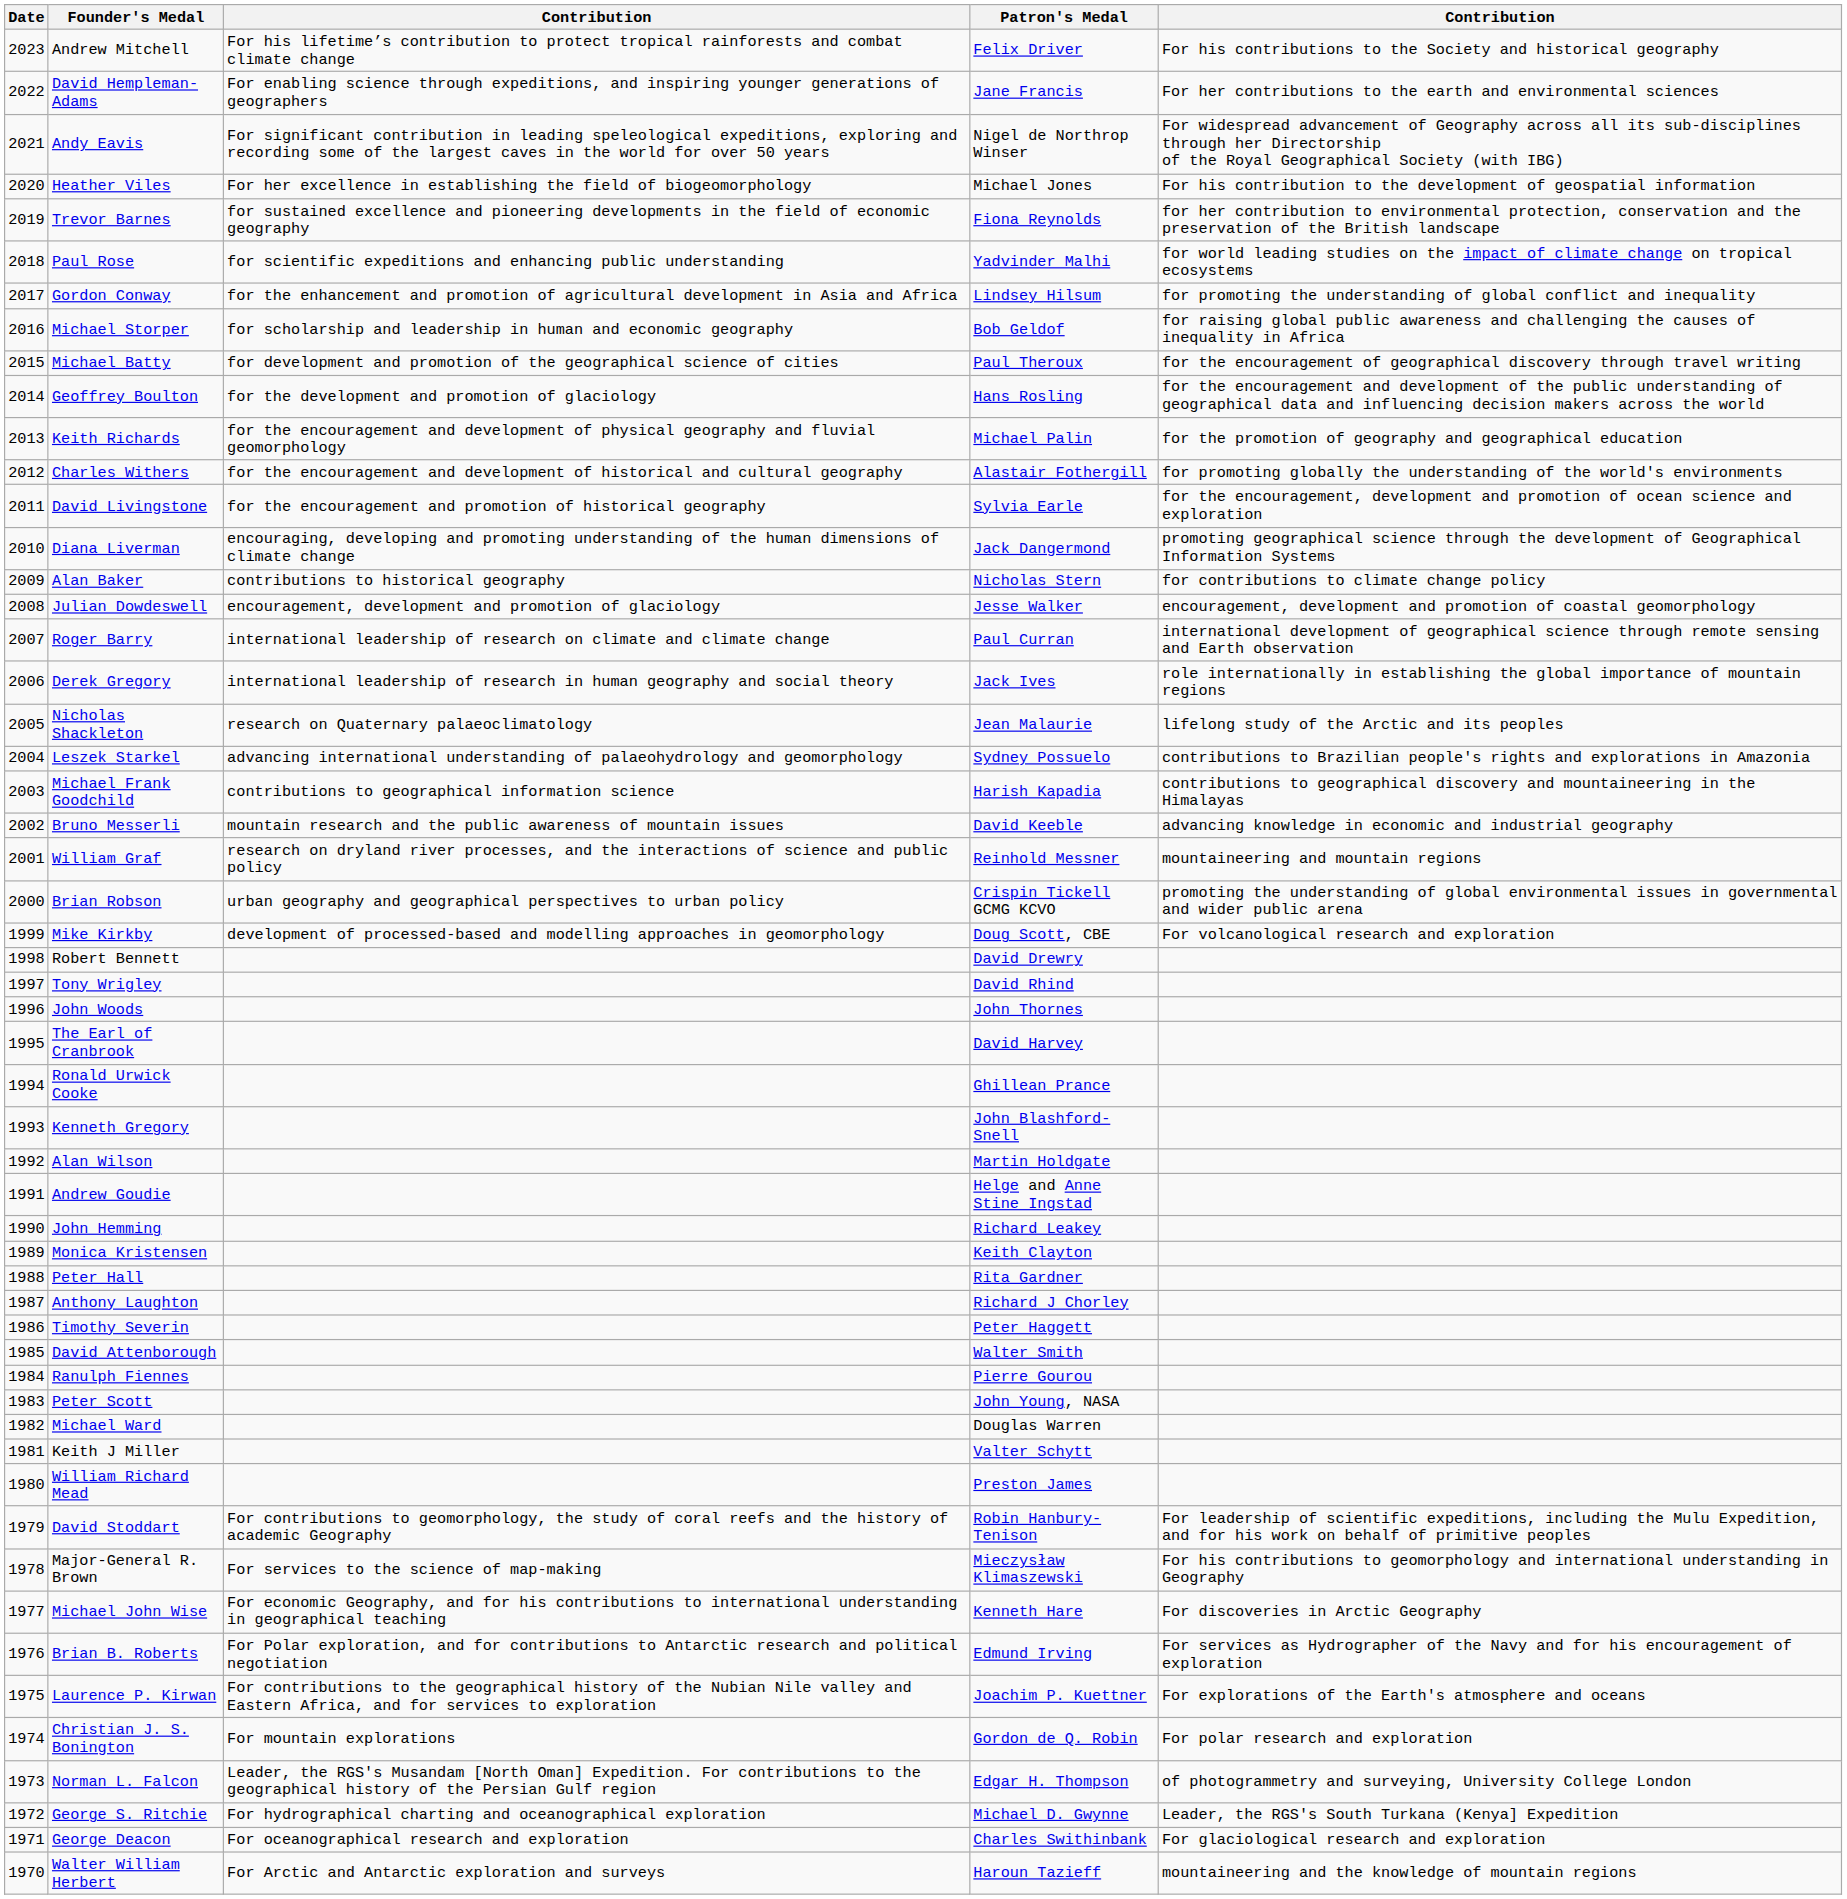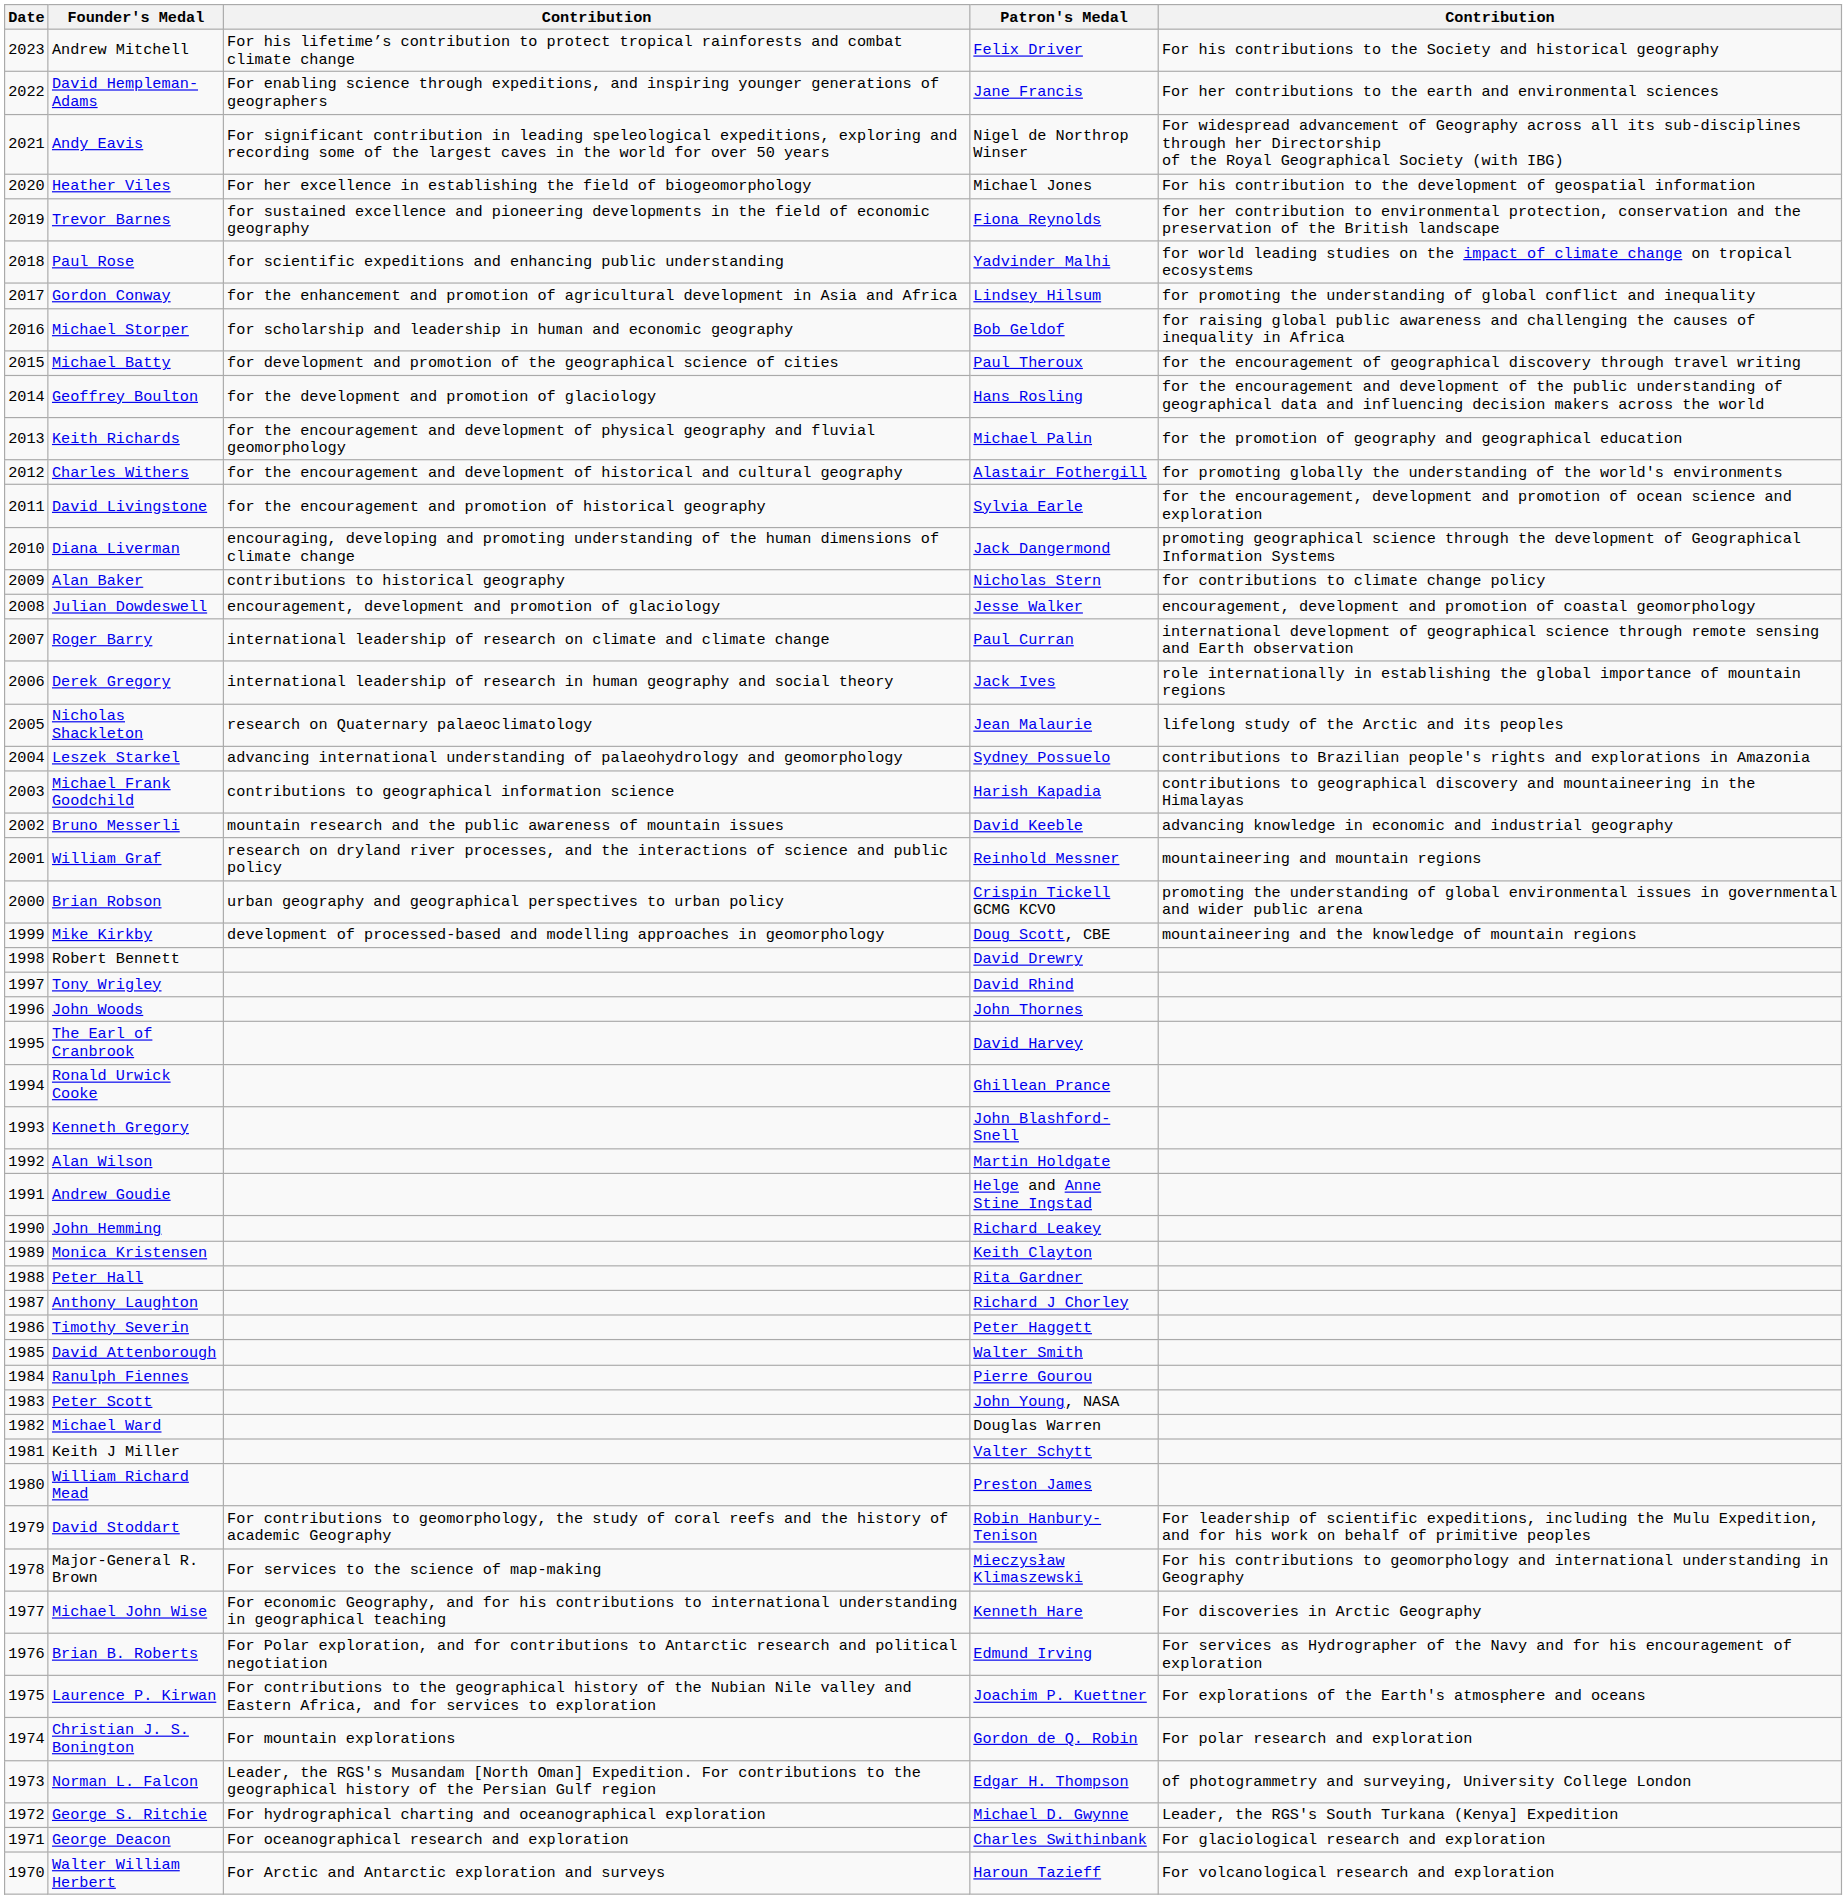(1358, 935) For volcanological research and exploration -> (1399, 935) mountaineering and the knowledge of mountain regions
(1399, 1873) mountaineering and the knowledge of mountain regions -> (1358, 1873) For volcanological research and exploration
